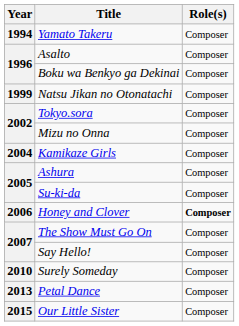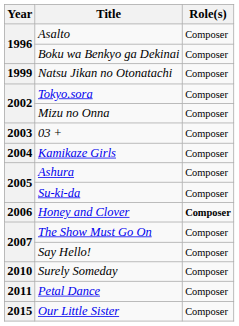- row: (75, 34)
+ row: (50, 133)
(20, 291) 2013 -> (20, 291) 2011
